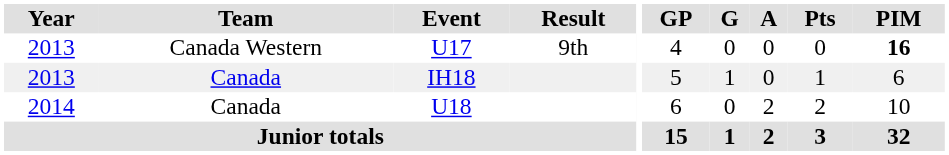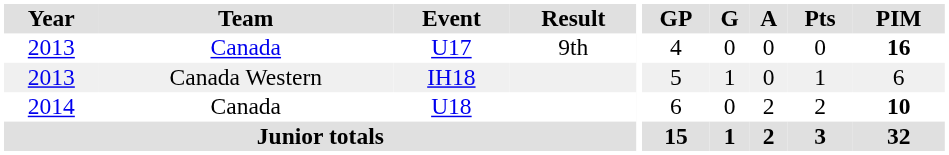(246, 47) Canada Western -> (246, 47) Canada
(246, 77) Canada -> (246, 77) Canada Western
(899, 106) normal -> (899, 106) bold
